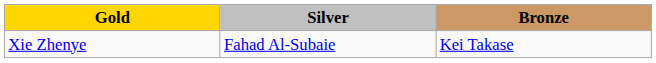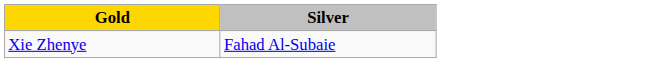- column: (544, 17)
